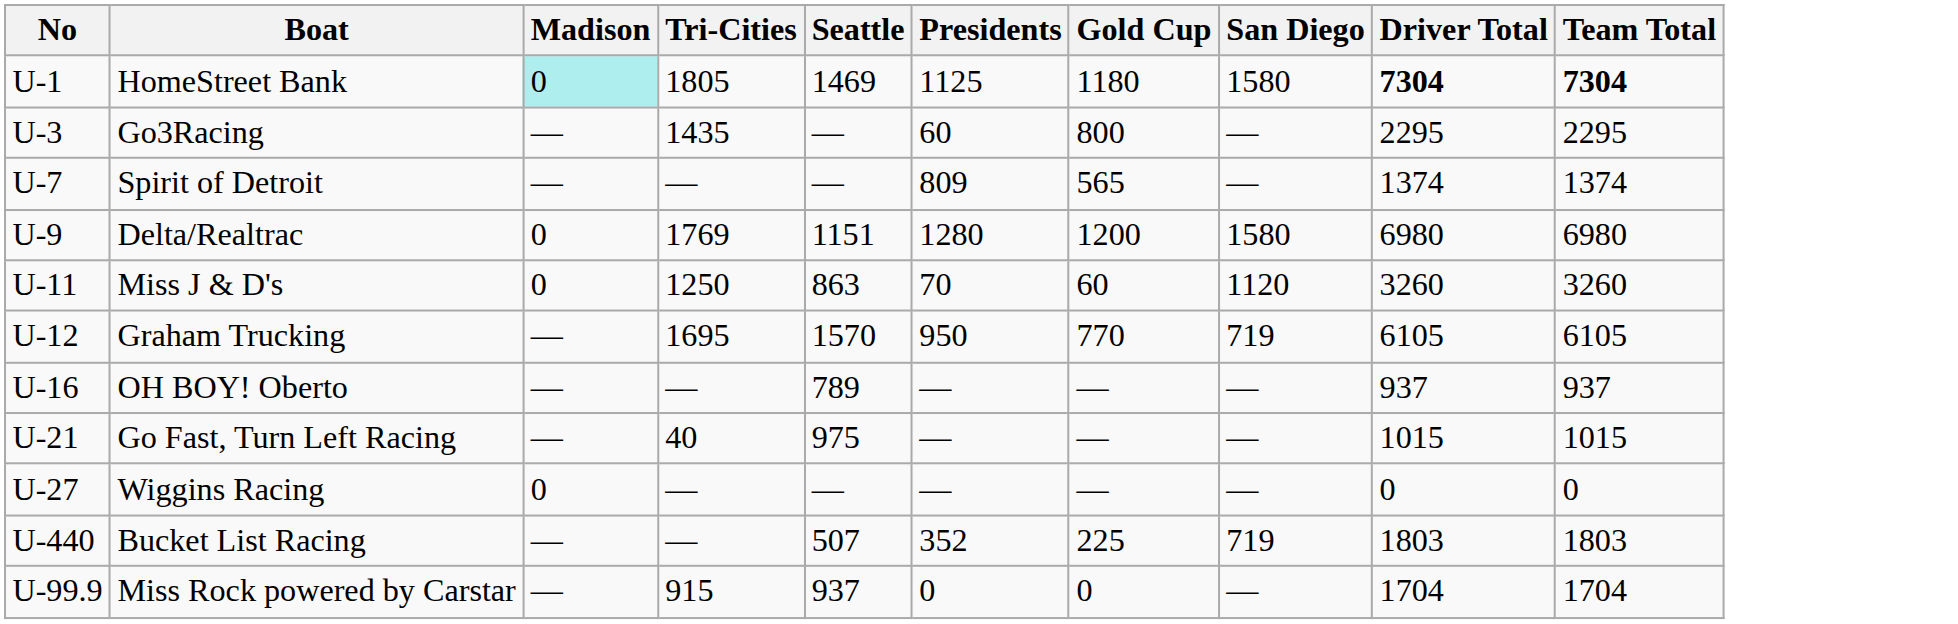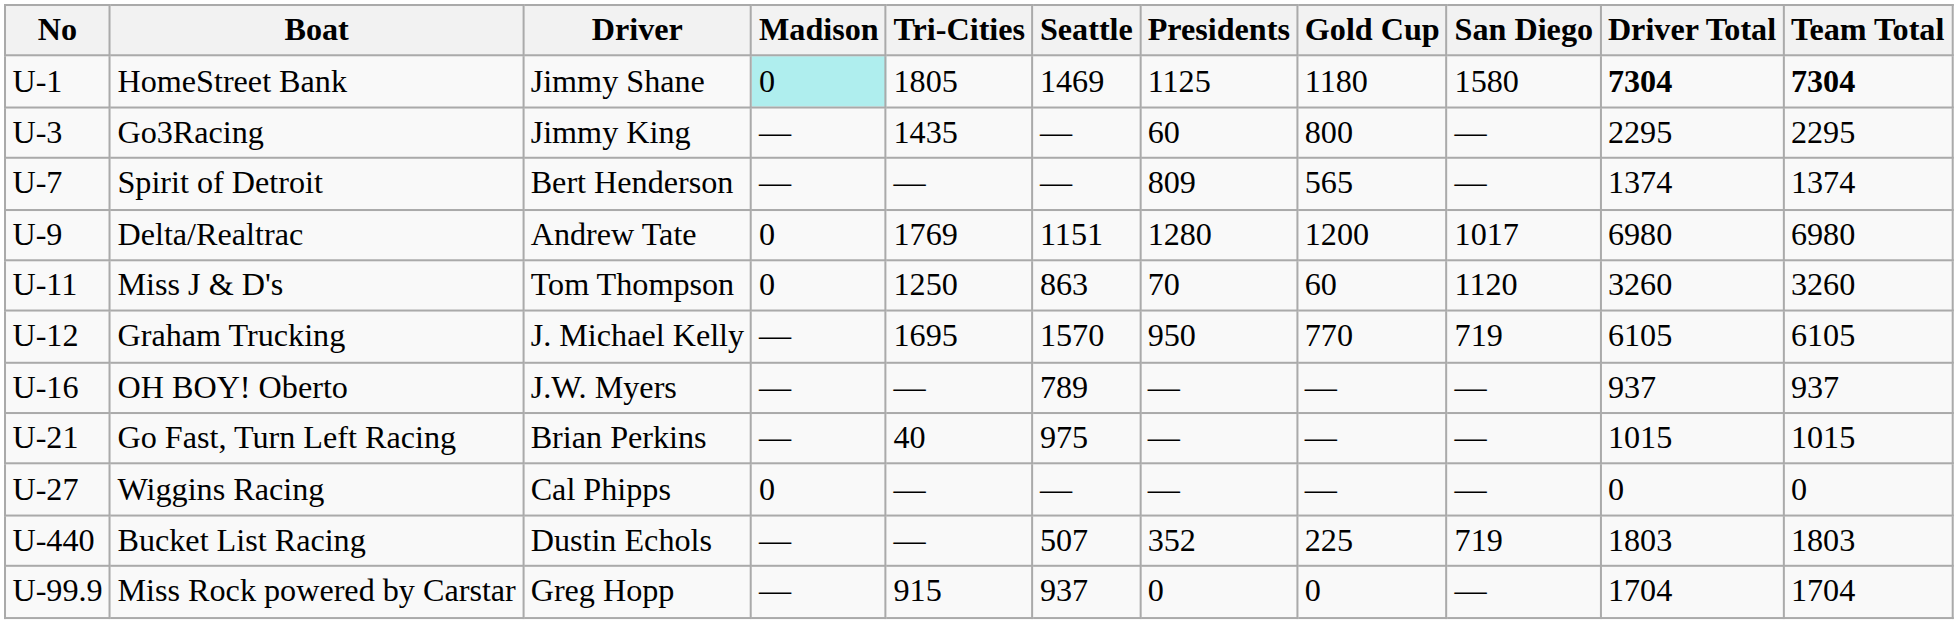+ column: (637, 30)
(1258, 234) 1580 -> (1487, 234) 1017
